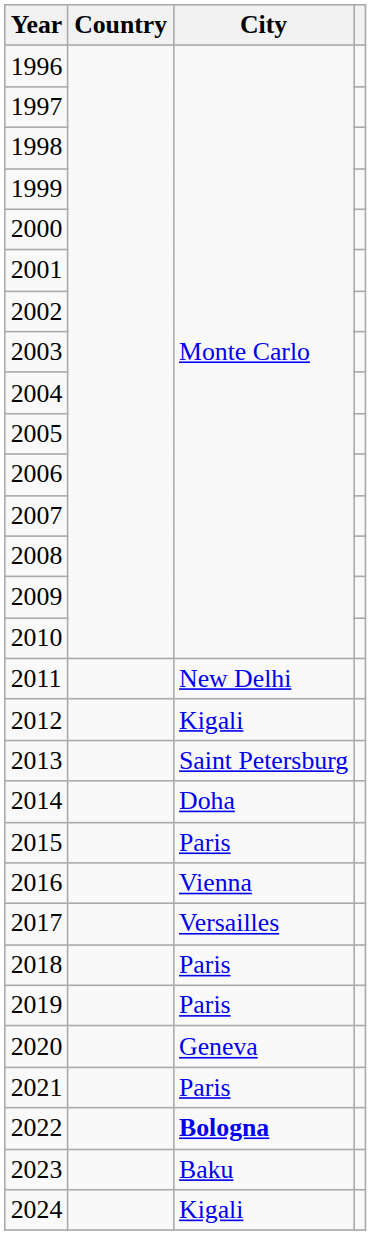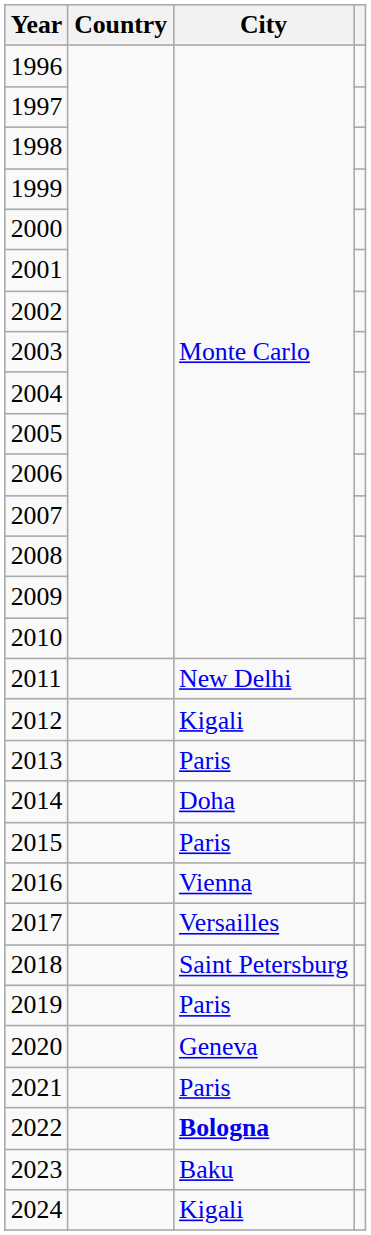(264, 760) Saint Petersburg -> (205, 760) Paris
(205, 964) Paris -> (264, 964) Saint Petersburg
